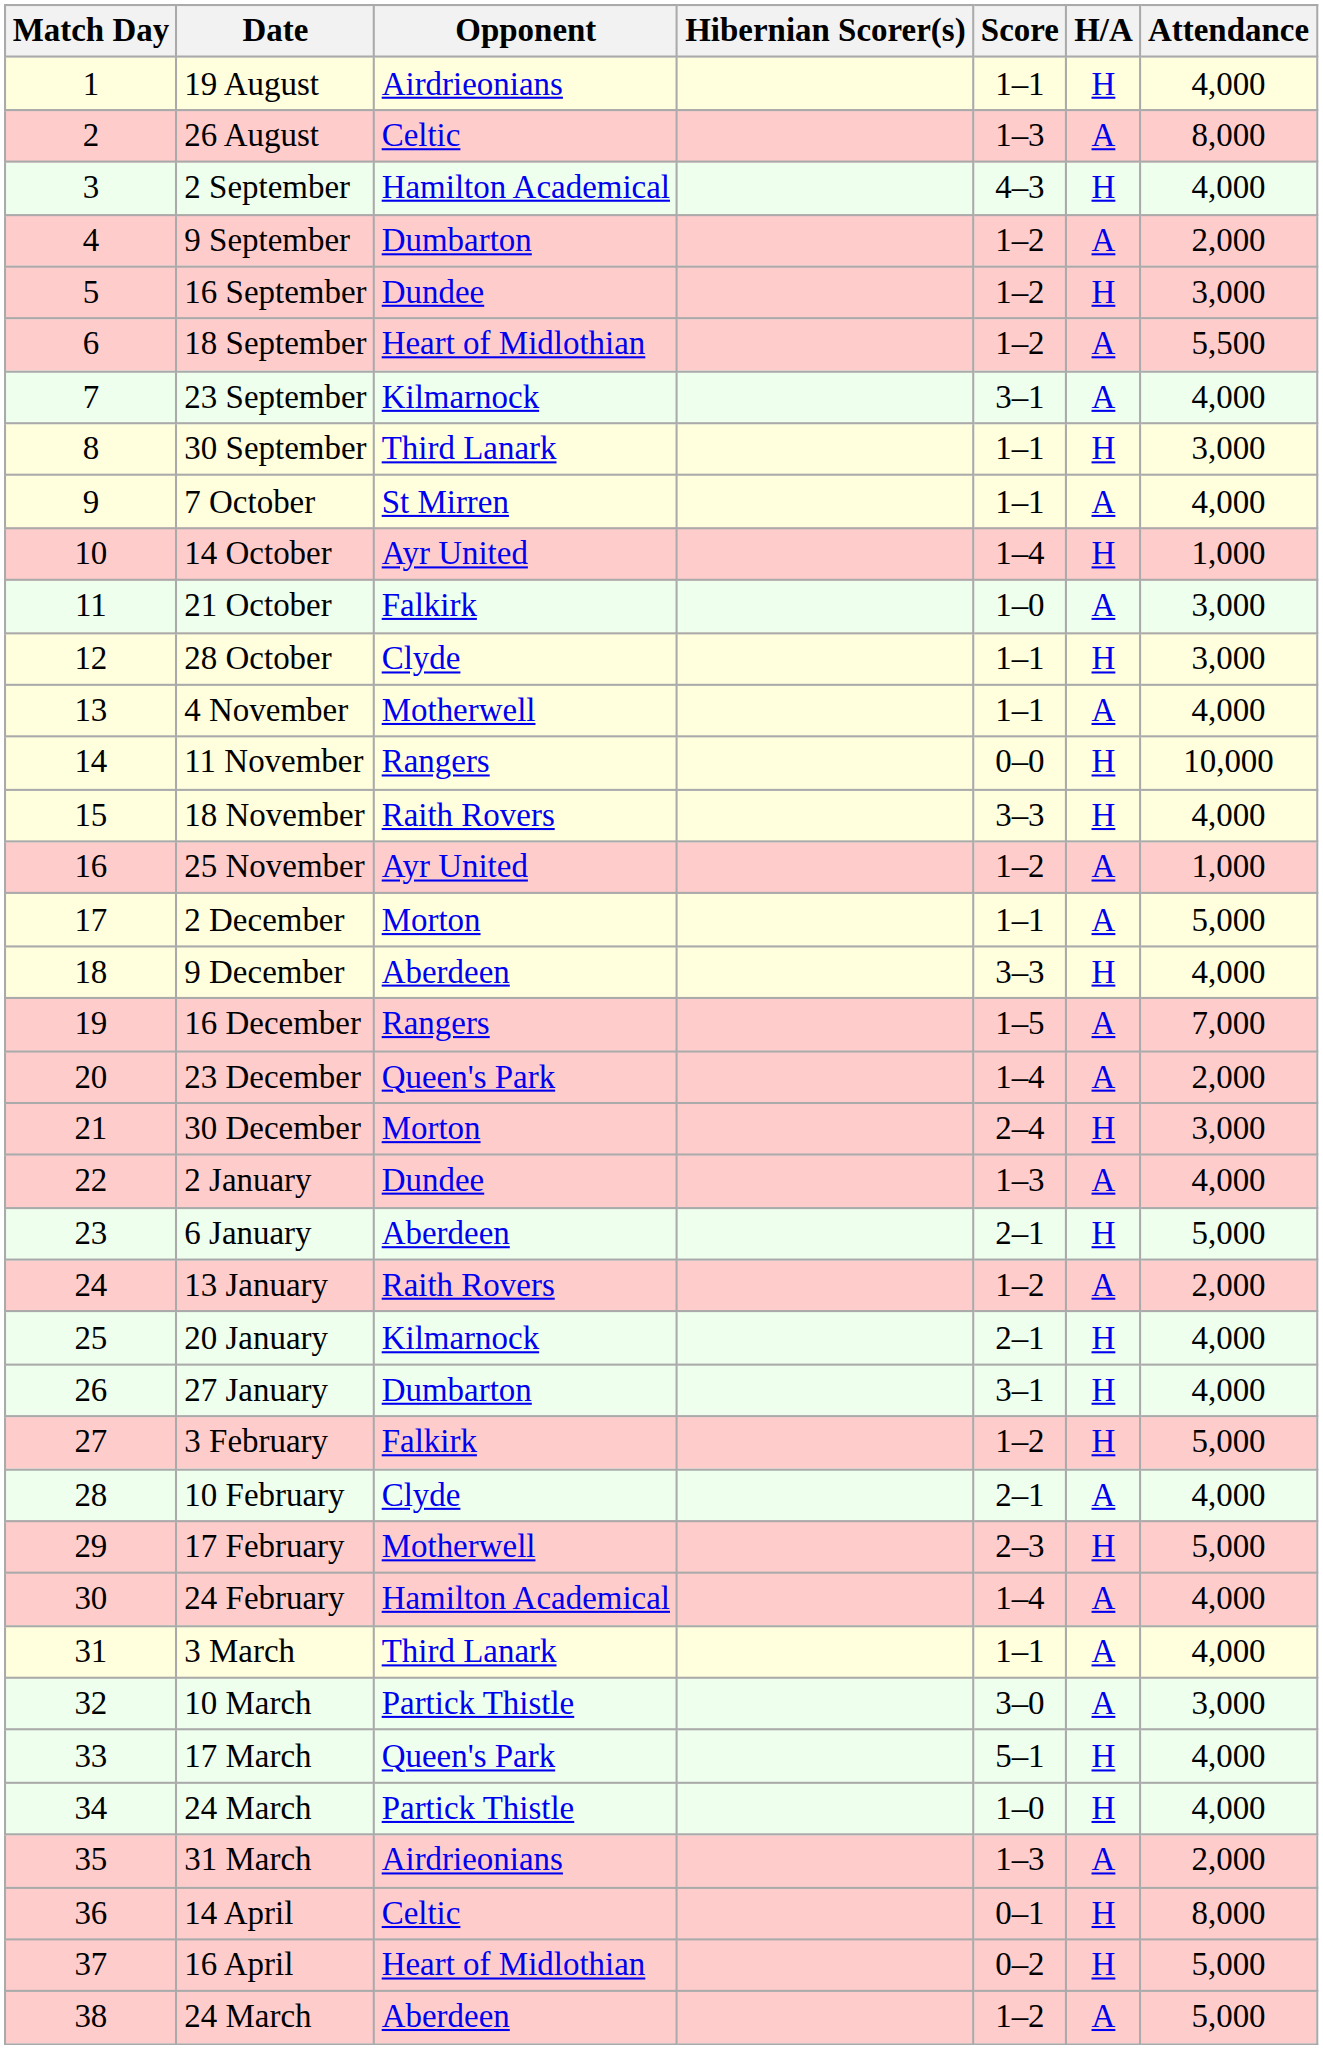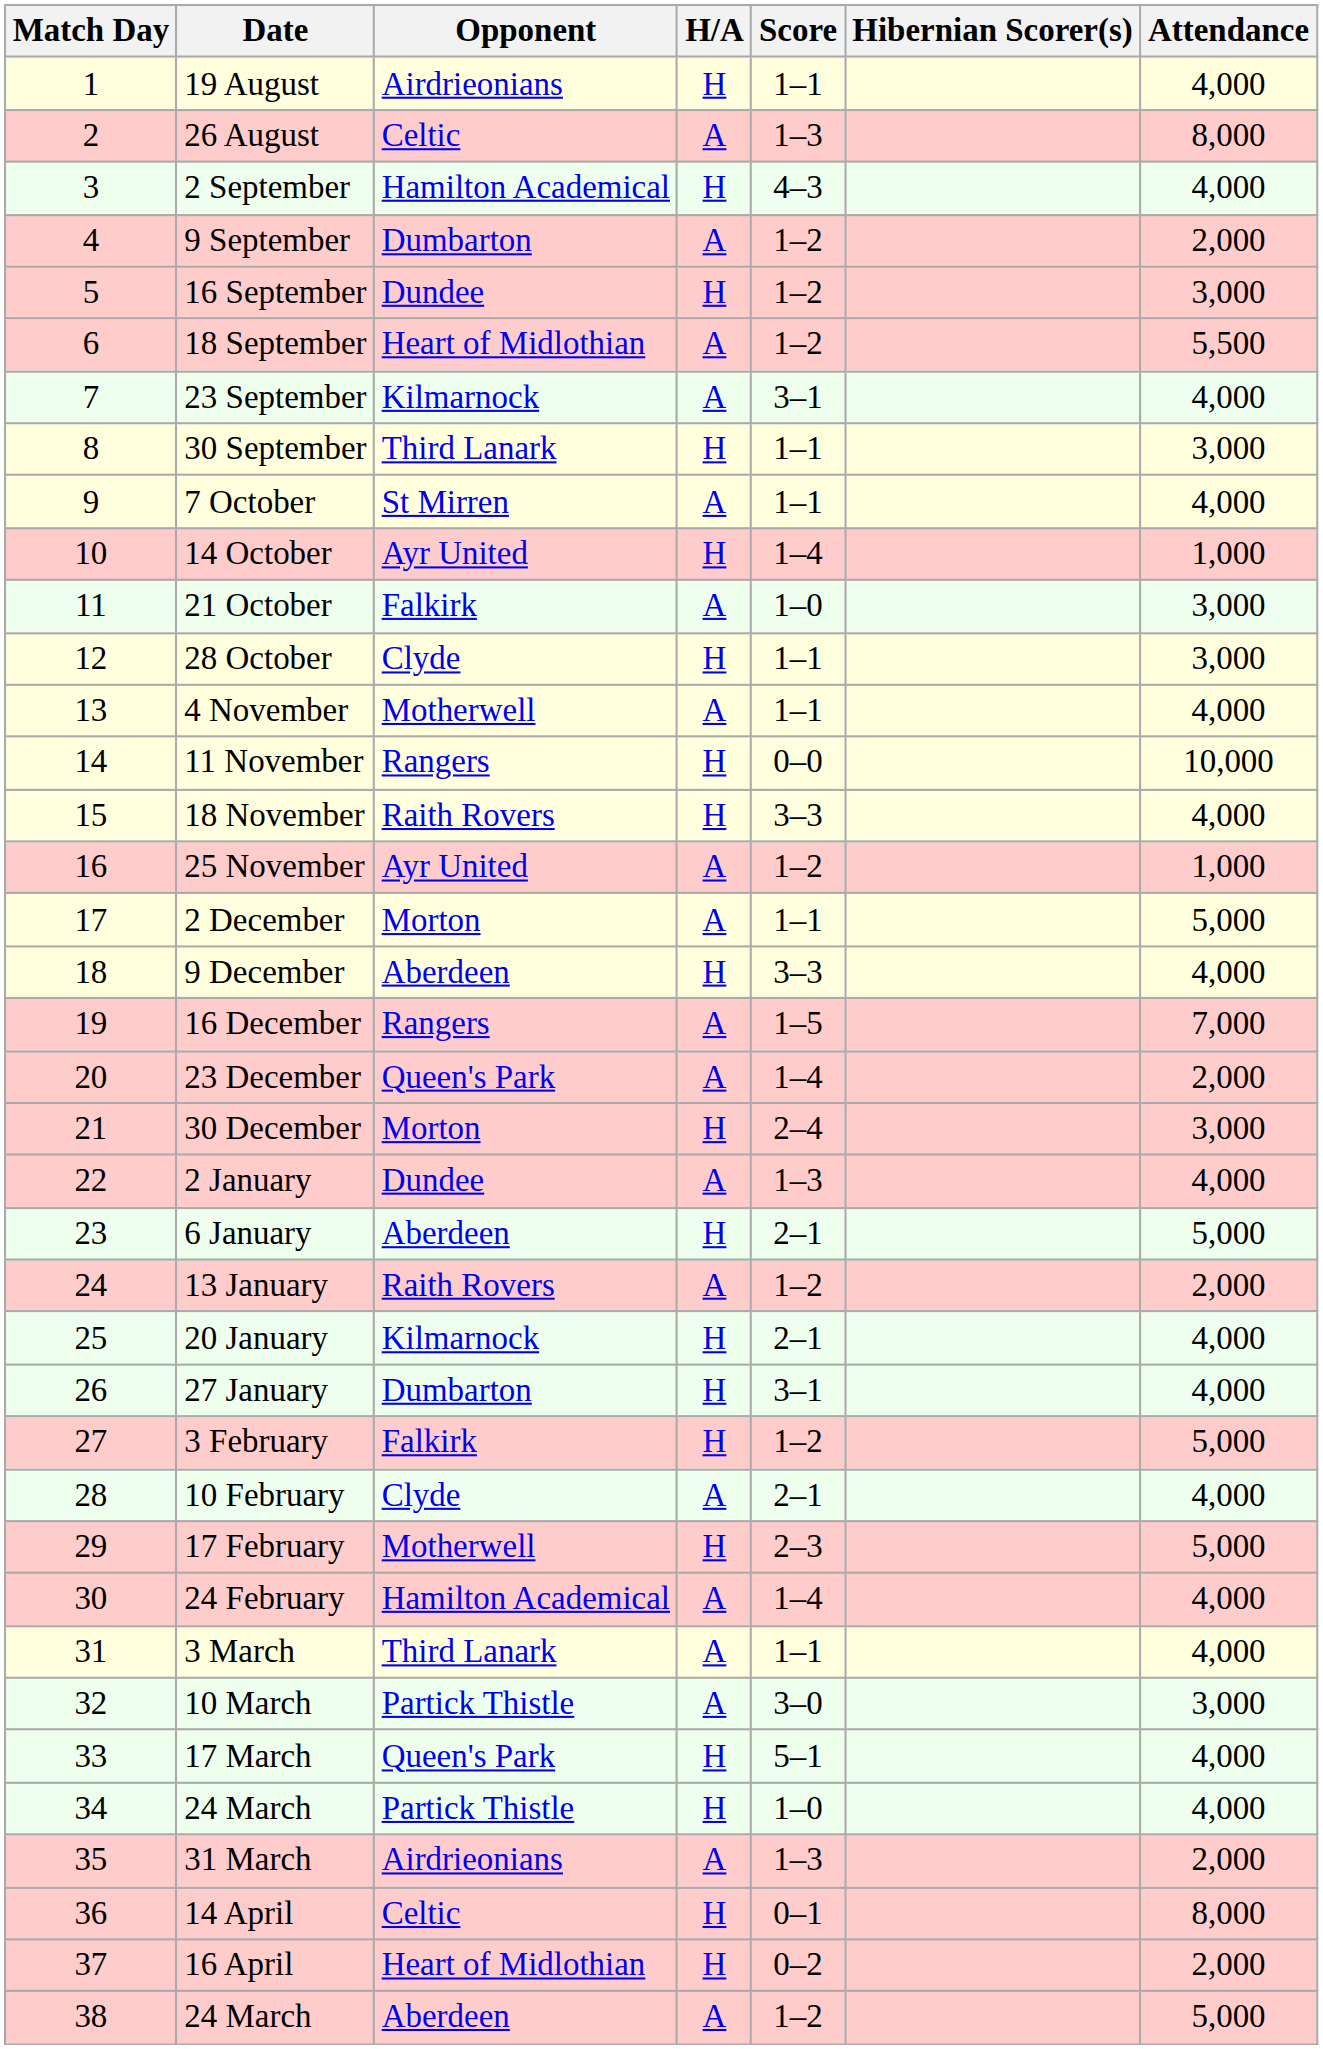columns swapped: (1103, 30) <-> (825, 30)
(1229, 1964) 5,000 -> (1229, 1964) 2,000
